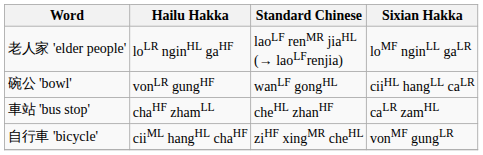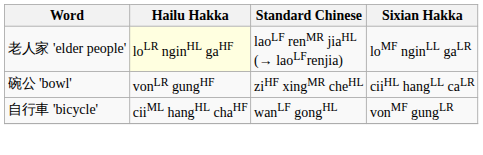(183, 49) no background -> (183, 49) lightyellow background
(296, 84) wanLF gongHL -> (309, 84) ziHF xingMR cheHL
- row: (49, 110)
(309, 136) ziHF xingMR cheHL -> (296, 110) wanLF gongHL
